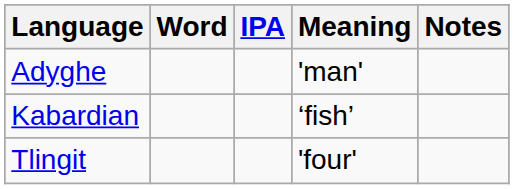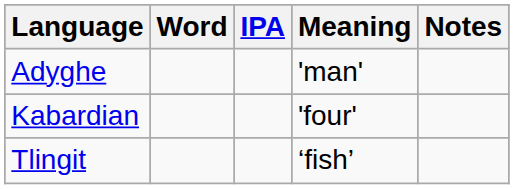(326, 115) ‘fish’ -> (327, 115) 'four'
(327, 159) 'four' -> (326, 159) ‘fish’
